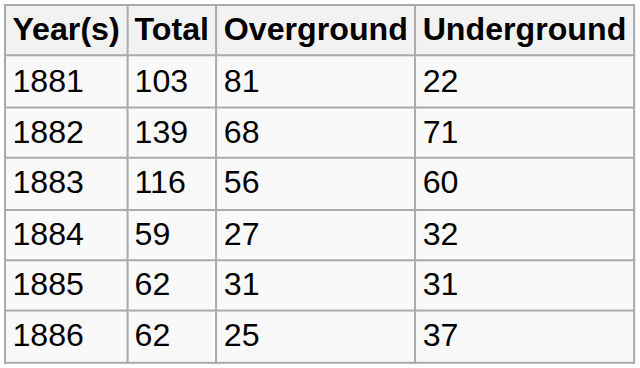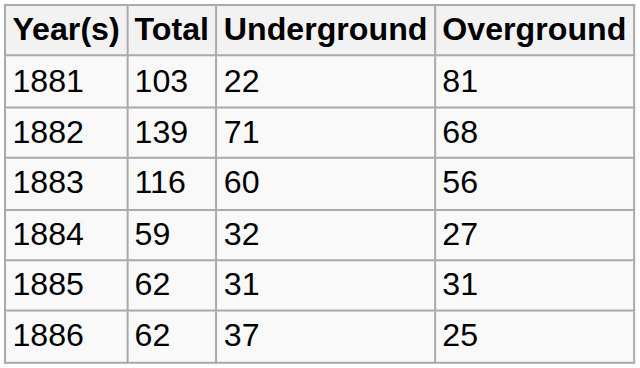columns swapped: (316, 30) <-> (524, 30)
